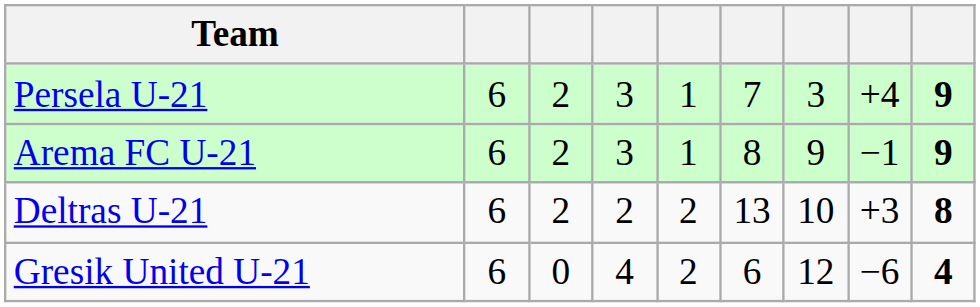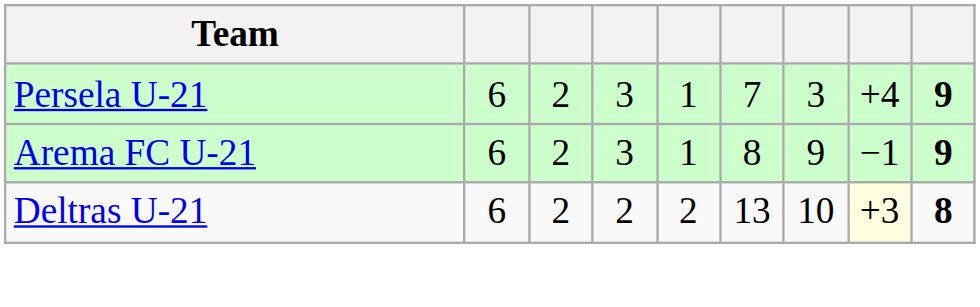(880, 211) no background -> (880, 211) lightyellow background
- row: (162, 270)
